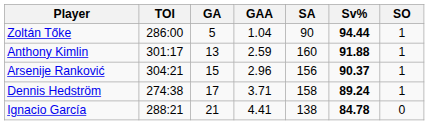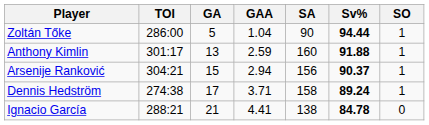(260, 71) 2.96 -> (260, 71) 2.94
